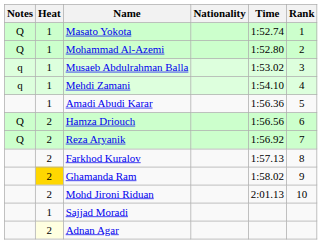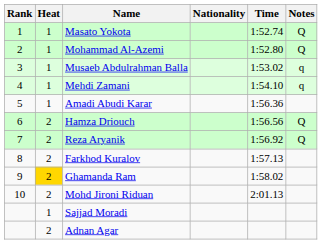columns swapped: (302, 13) <-> (20, 13)
(49, 230) lightyellow background -> (49, 230) no background
